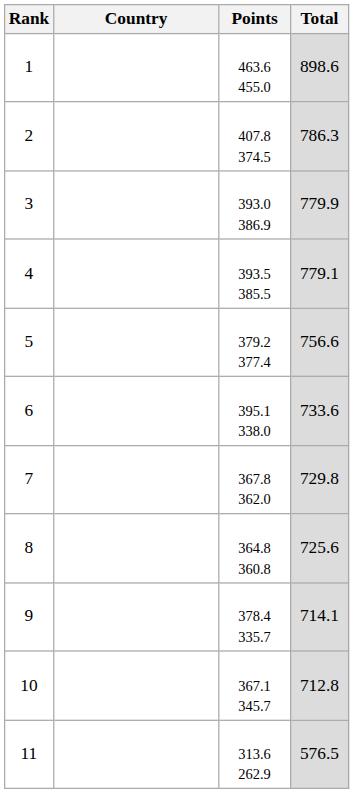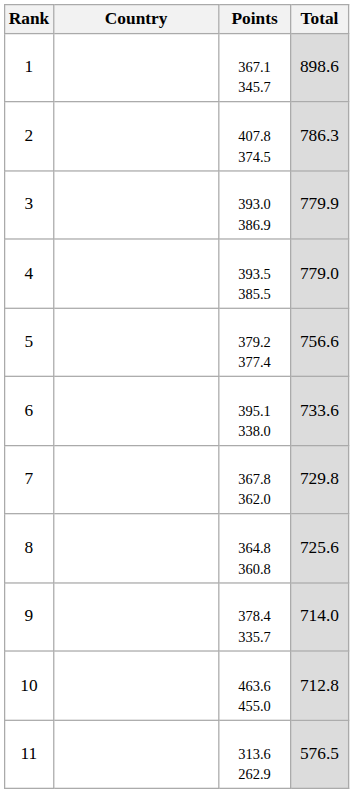(255, 77) 463.6 455.0 -> (255, 77) 367.1 345.7
(319, 272) 779.1 -> (319, 272) 779.0
(319, 616) 714.1 -> (319, 616) 714.0
(255, 695) 367.1 345.7 -> (255, 695) 463.6 455.0
